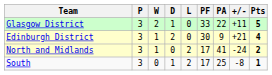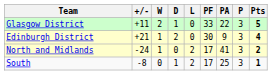columns swapped: (140, 11) <-> (239, 11)
